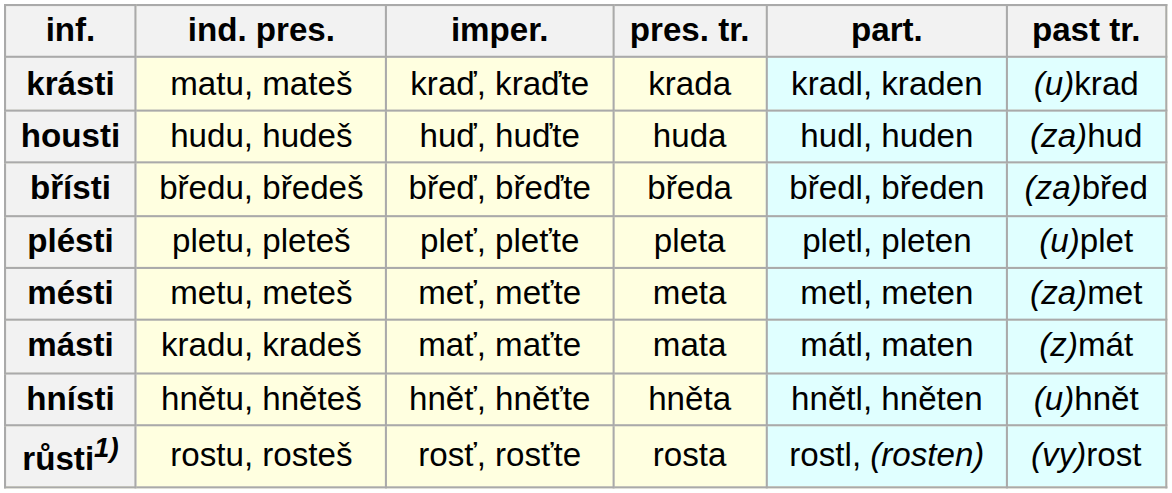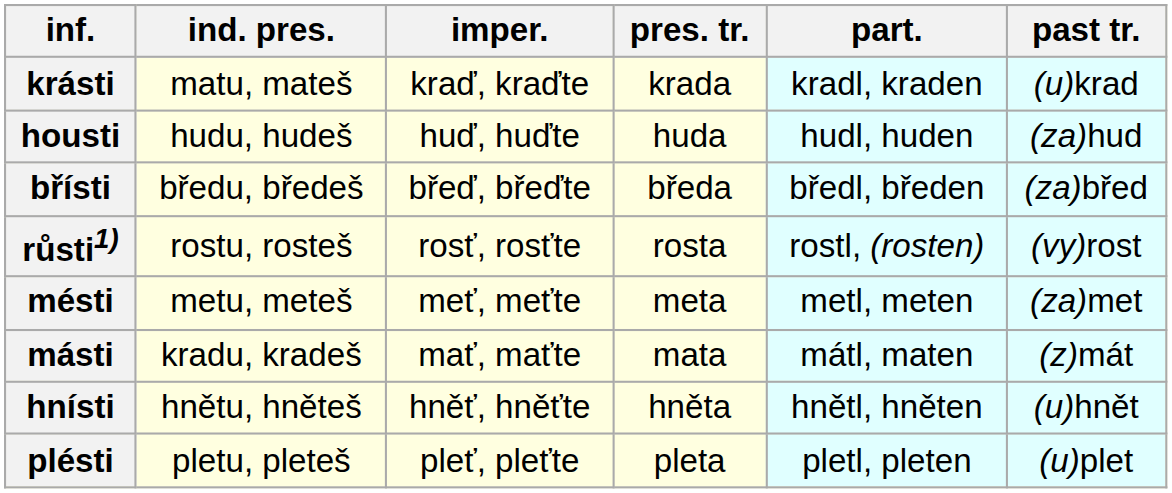rows swapped: (70, 240) <-> (70, 455)
